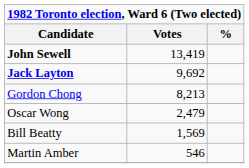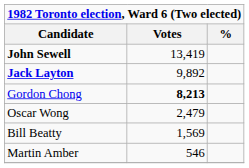(191, 73) 9,692 -> (191, 73) 9,892
(191, 93) normal -> (191, 93) bold
